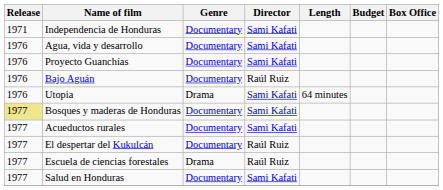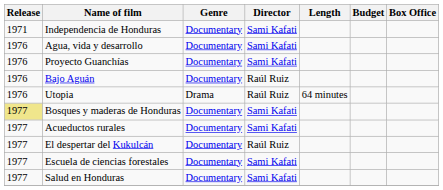(272, 95) Sami Kafati -> (268, 95) Raúl Ruiz
(200, 161) Drama -> (214, 161) Documentary
(268, 161) Raúl Ruiz -> (272, 161) Sami Kafati
